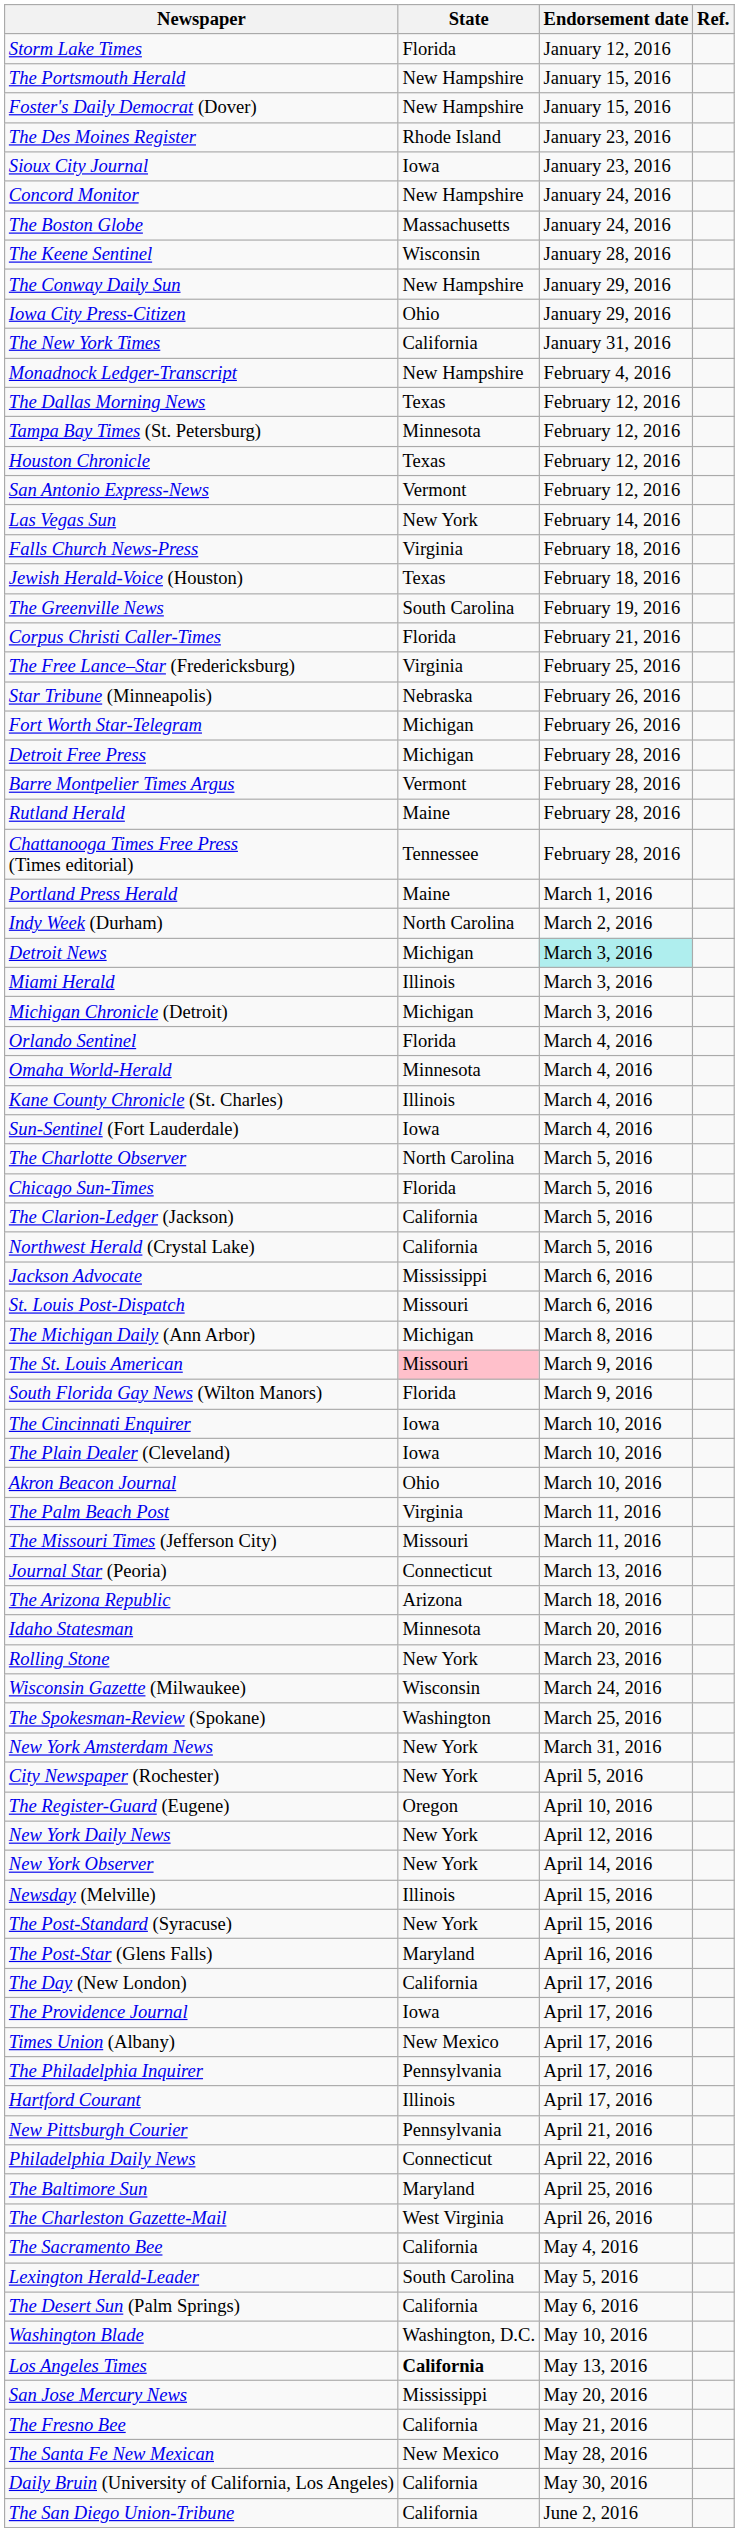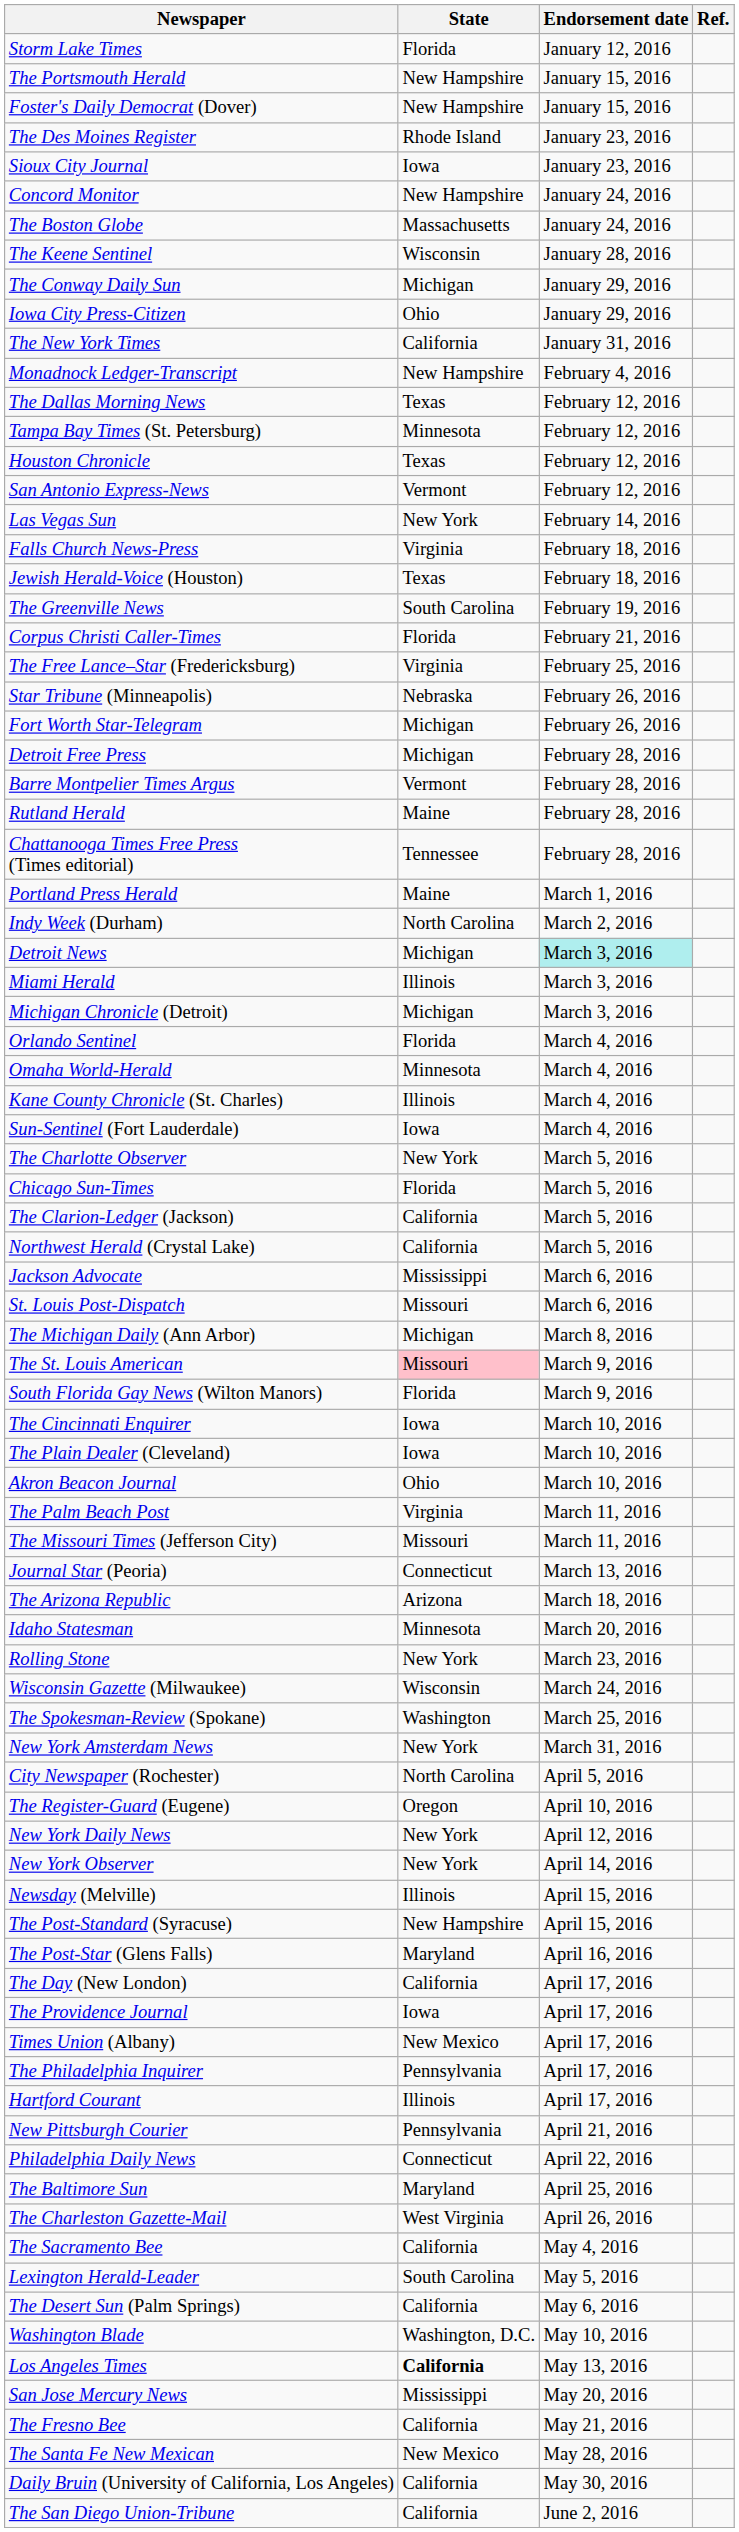(463, 284) New Hampshire -> (438, 284) Michigan
(458, 1158) North Carolina -> (440, 1158) New York
(440, 1776) New York -> (458, 1776) North Carolina
(440, 1923) New York -> (463, 1923) New Hampshire
